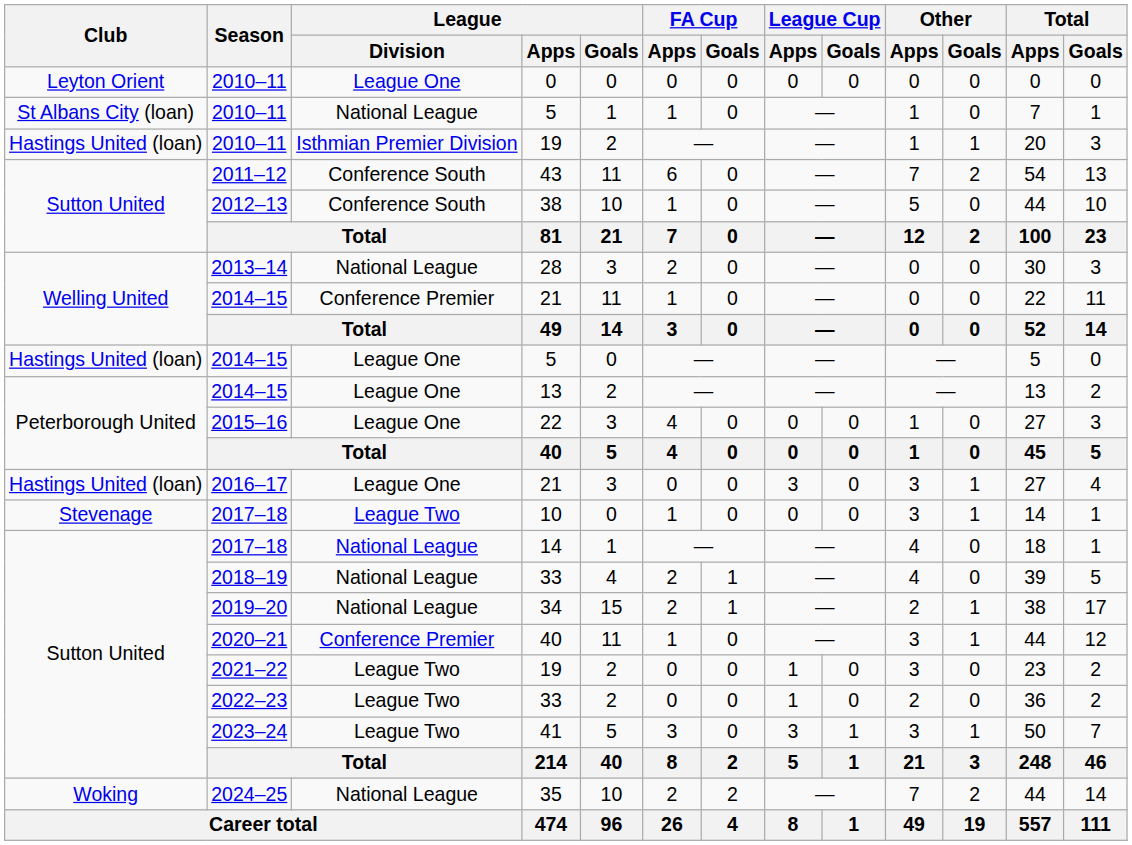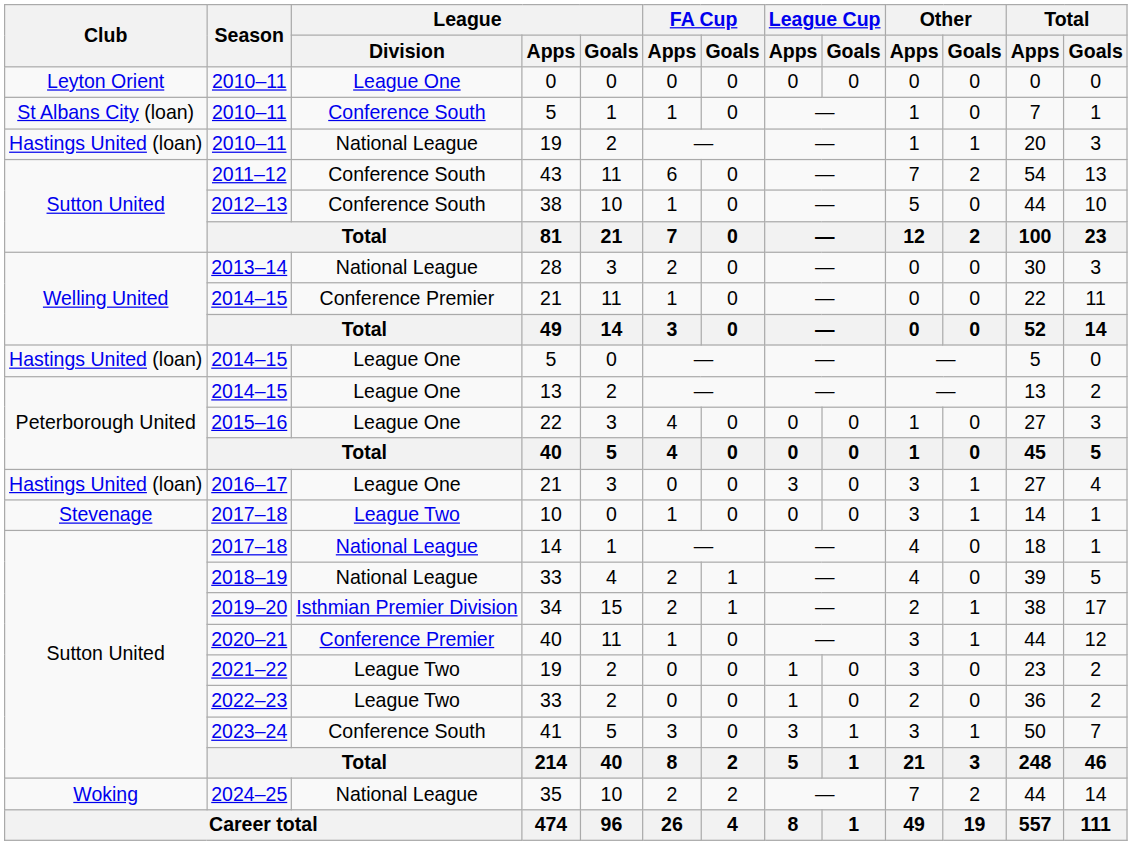(407, 112) National League -> (407, 112) Conference South
(407, 143) Isthmian Premier Division -> (407, 143) National League
(407, 608) National League -> (407, 608) Isthmian Premier Division
(407, 732) League Two -> (407, 732) Conference South
